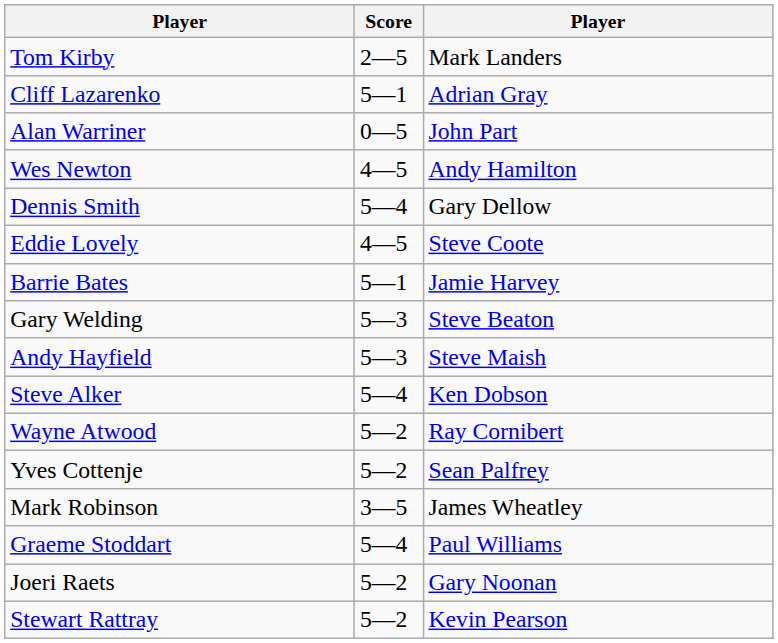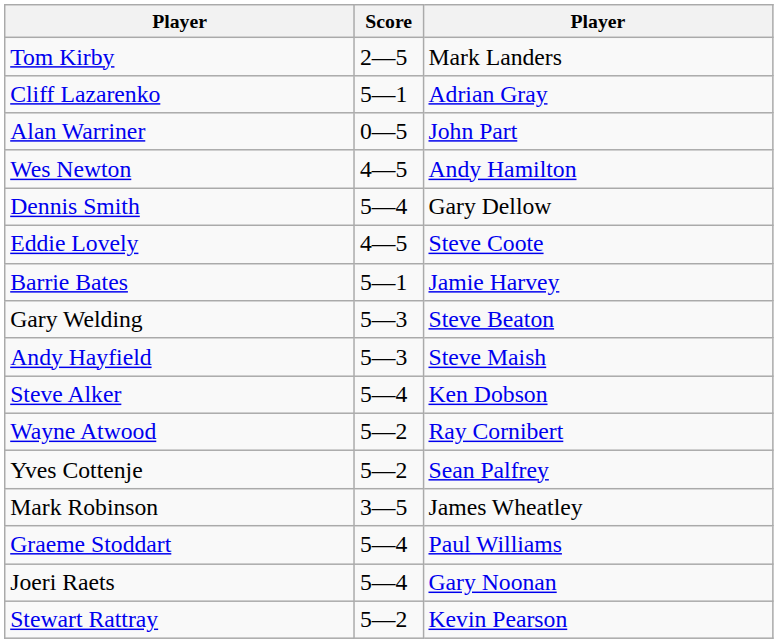(384, 582) 5—2 -> (384, 582) 5—4
